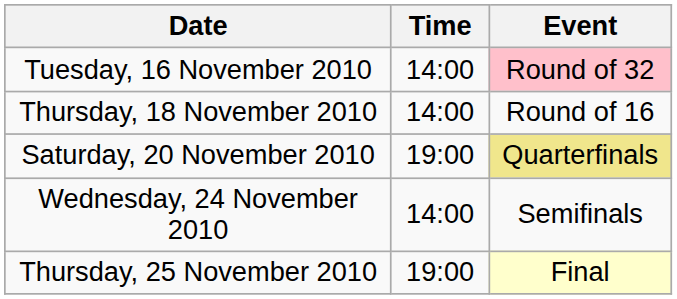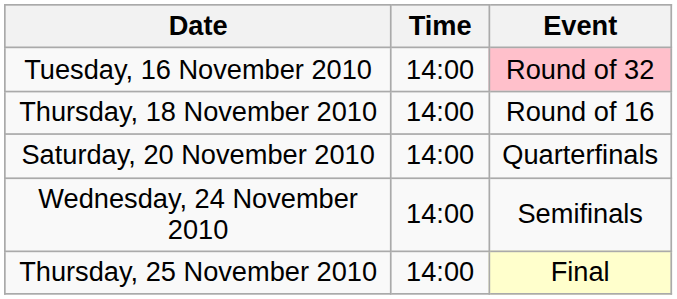(440, 155) 19:00 -> (440, 155) 14:00
(580, 155) khaki background -> (580, 155) no background
(440, 272) 19:00 -> (440, 272) 14:00
